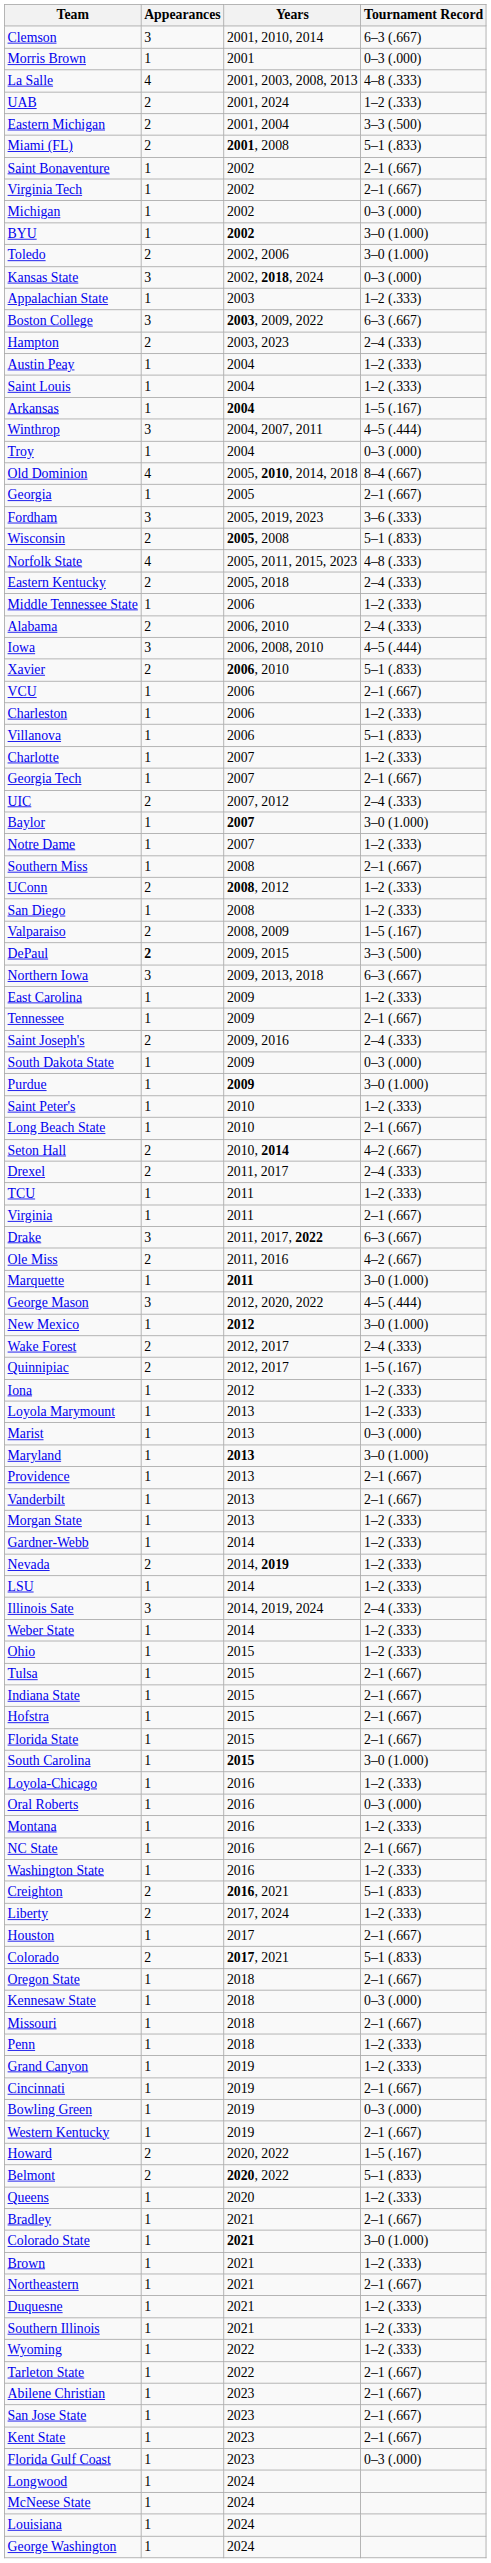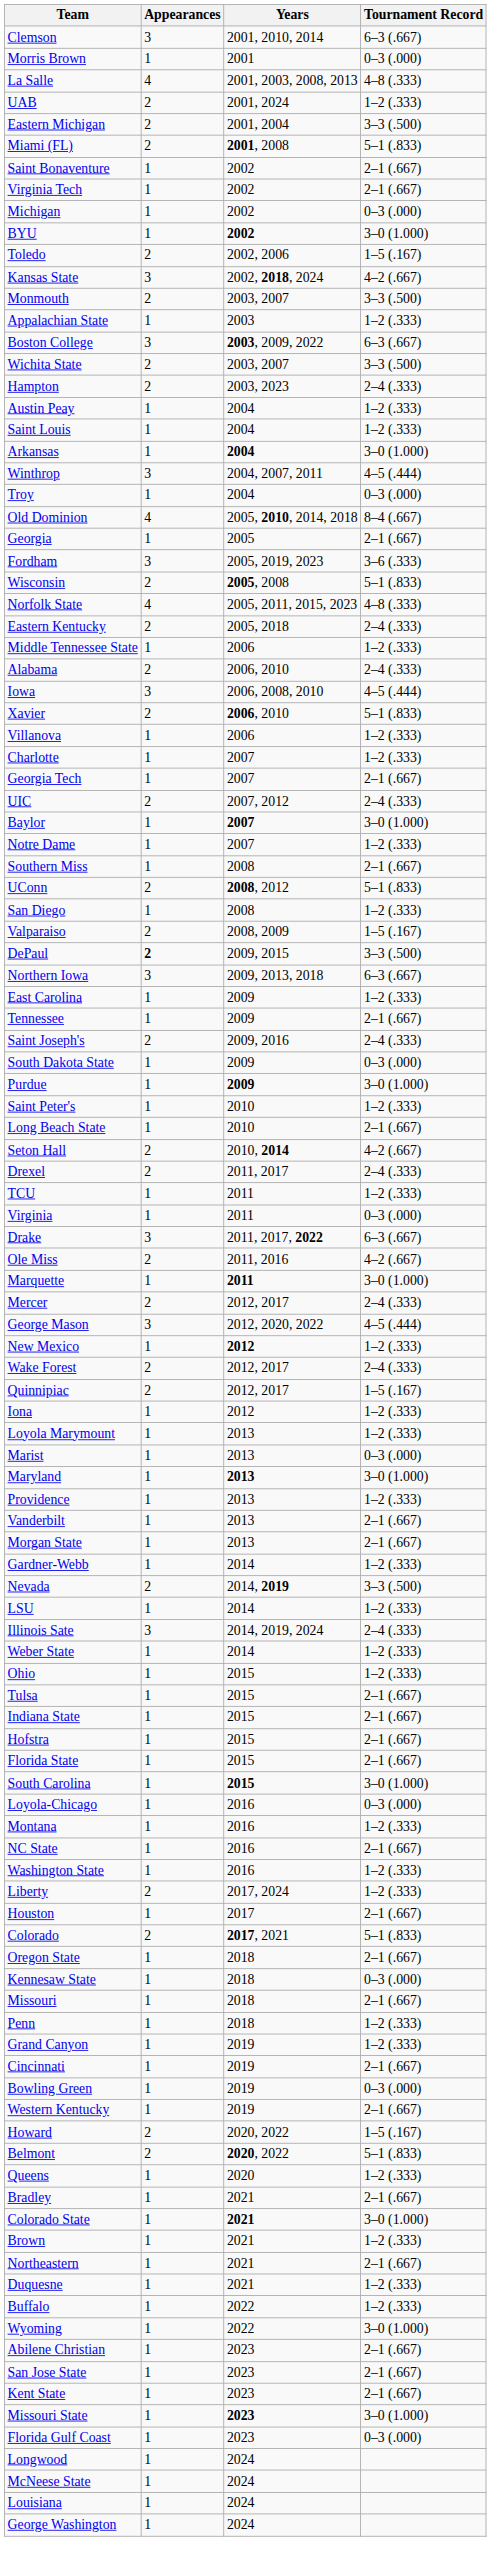(396, 255) 3–0 (1.000) -> (393, 255) 1–5 (.167)
(393, 277) 0–3 (.000) -> (393, 277) 4–2 (.667)
+ row: (38, 299)
+ row: (45, 364)
(393, 408) 1–5 (.167) -> (396, 451) 3–0 (1.000)
- row: (22, 691)
- row: (37, 713)
(393, 735) 5–1 (.833) -> (393, 735) 1–2 (.333)
(393, 888) 1–2 (.333) -> (393, 888) 5–1 (.833)
(393, 1215) 2–1 (.667) -> (393, 1215) 0–3 (.000)
+ row: (27, 1302)
(396, 1324) 3–0 (1.000) -> (393, 1346) 1–2 (.333)
(393, 1477) 2–1 (.667) -> (393, 1499) 1–2 (.333)
(393, 1521) 1–2 (.333) -> (393, 1542) 2–1 (.667)
(393, 1564) 1–2 (.333) -> (393, 1586) 3–3 (.500)
(393, 1783) 1–2 (.333) -> (393, 1804) 0–3 (.000)
- row: (43, 1804)
- row: (35, 1892)
- row: (54, 2328)
+ row: (28, 2306)
(393, 2350) 1–2 (.333) -> (396, 2328) 3–0 (1.000)
- row: (46, 2372)
+ row: (48, 2415)
